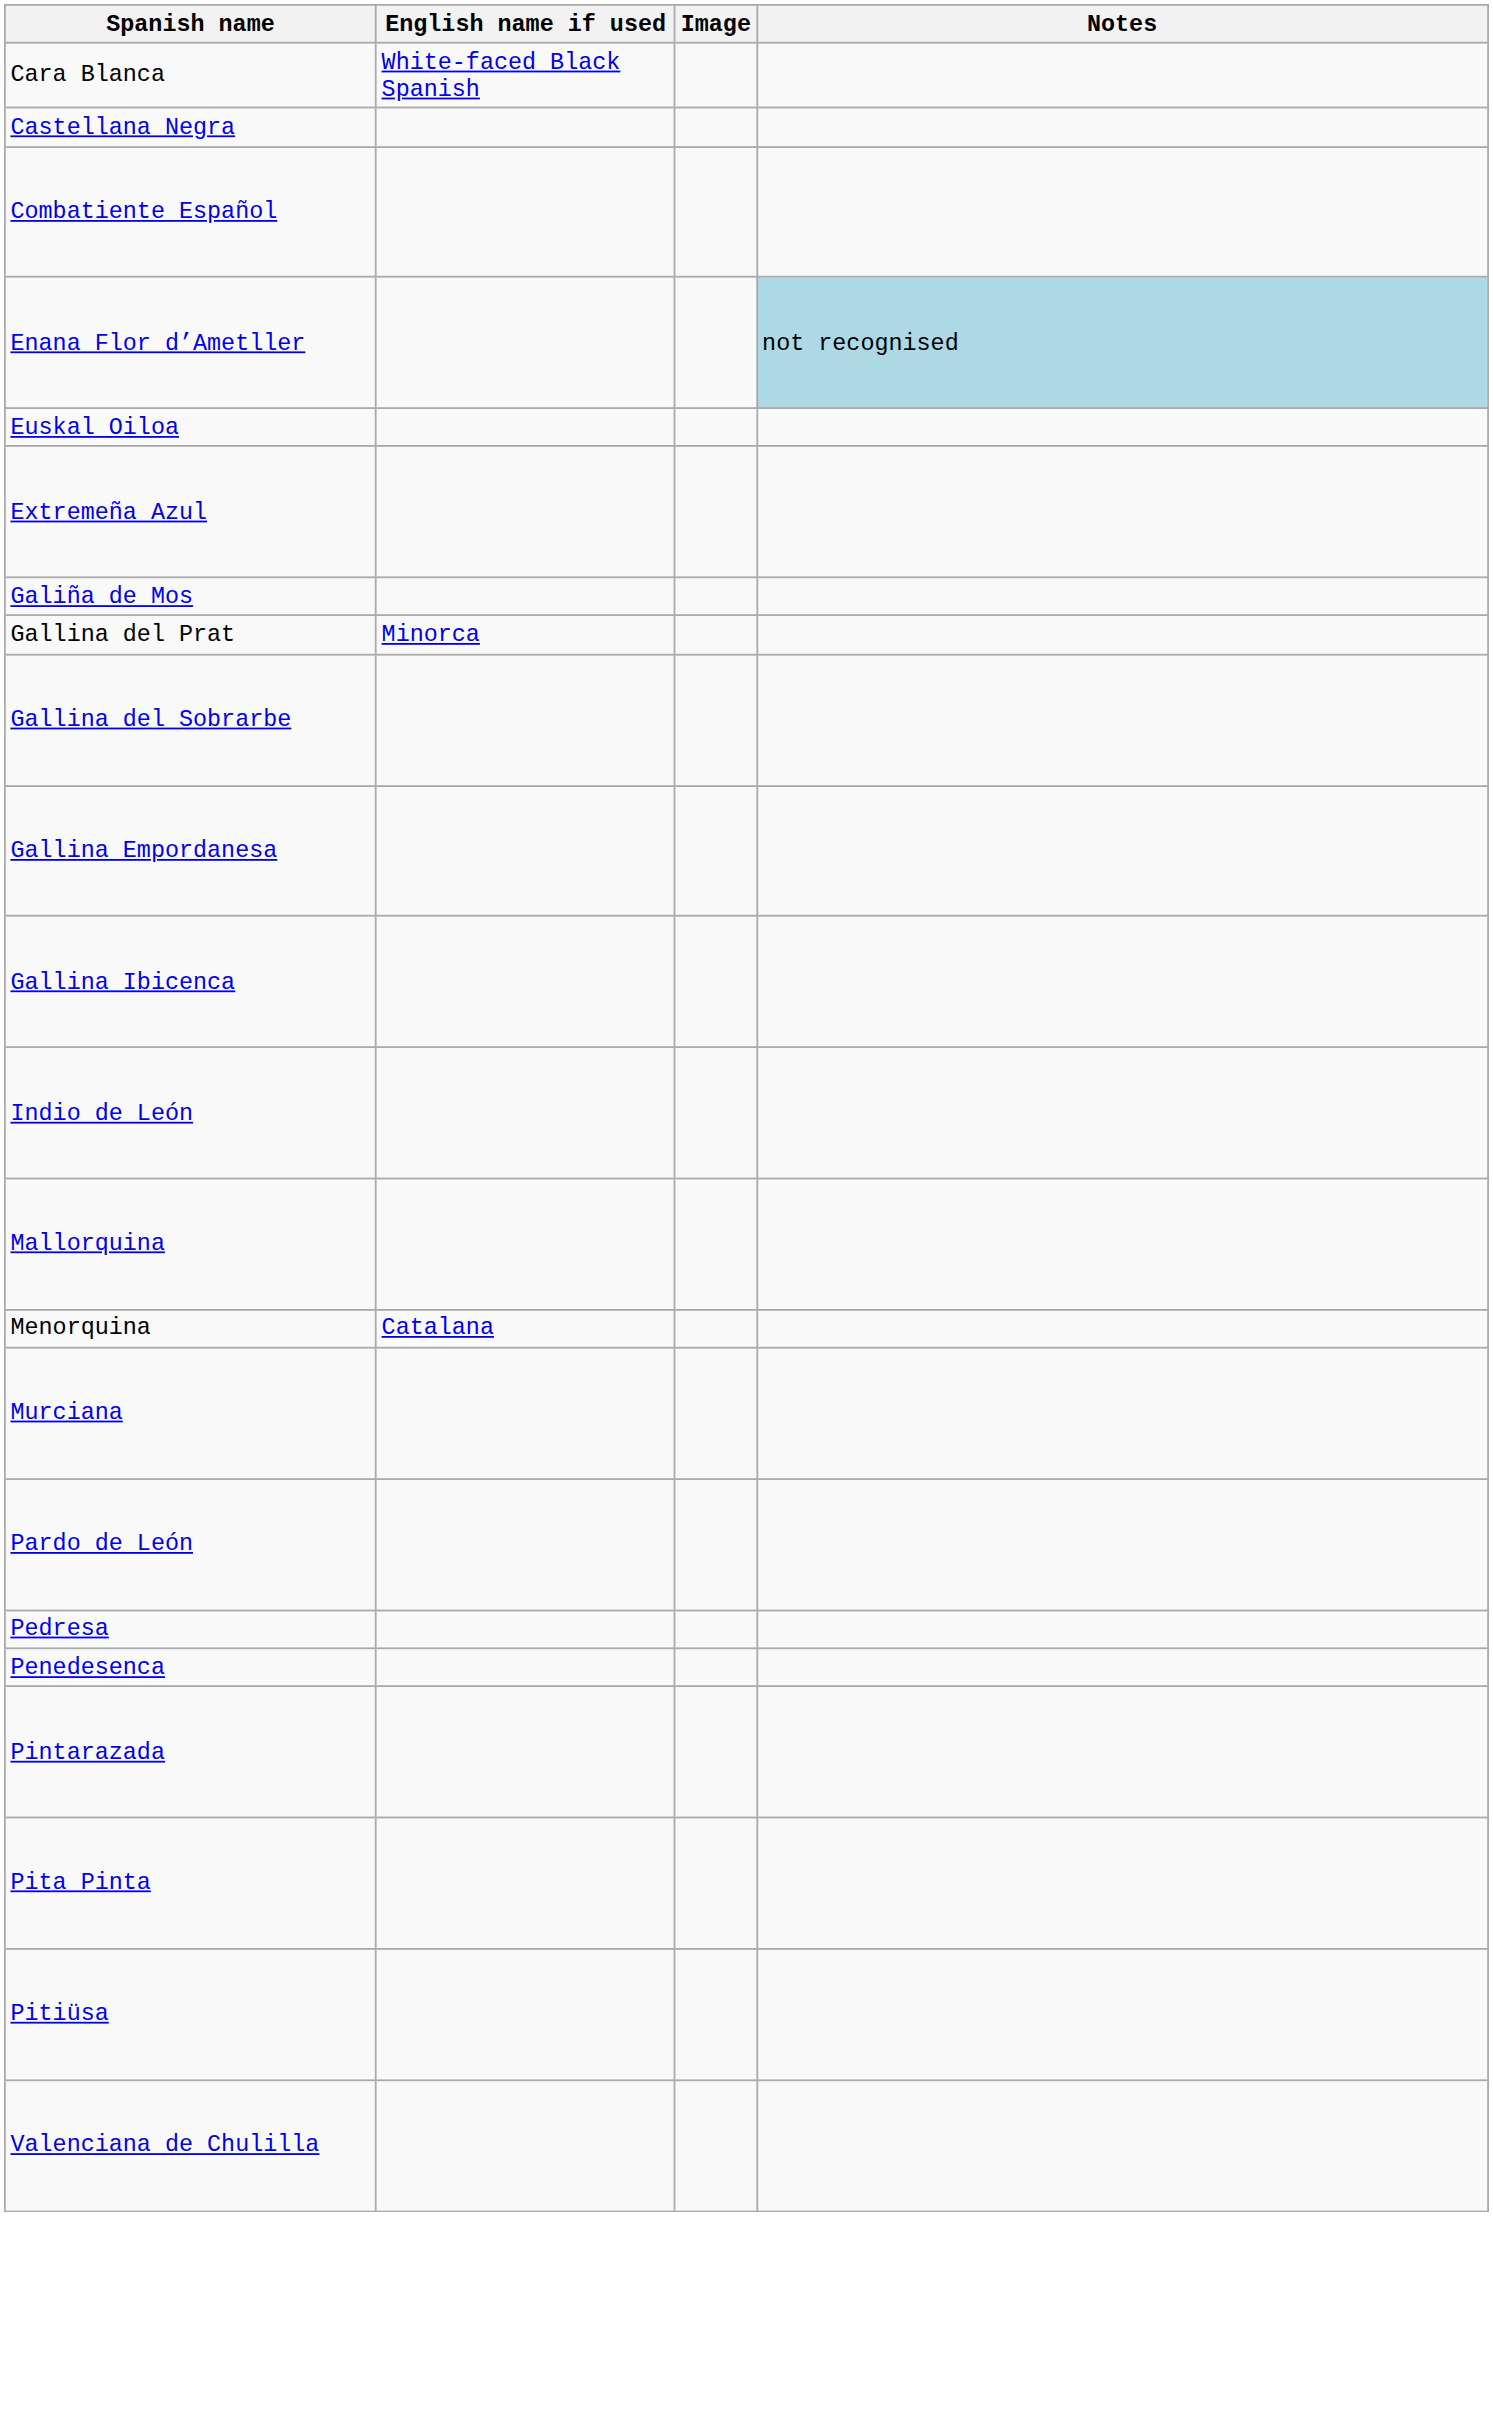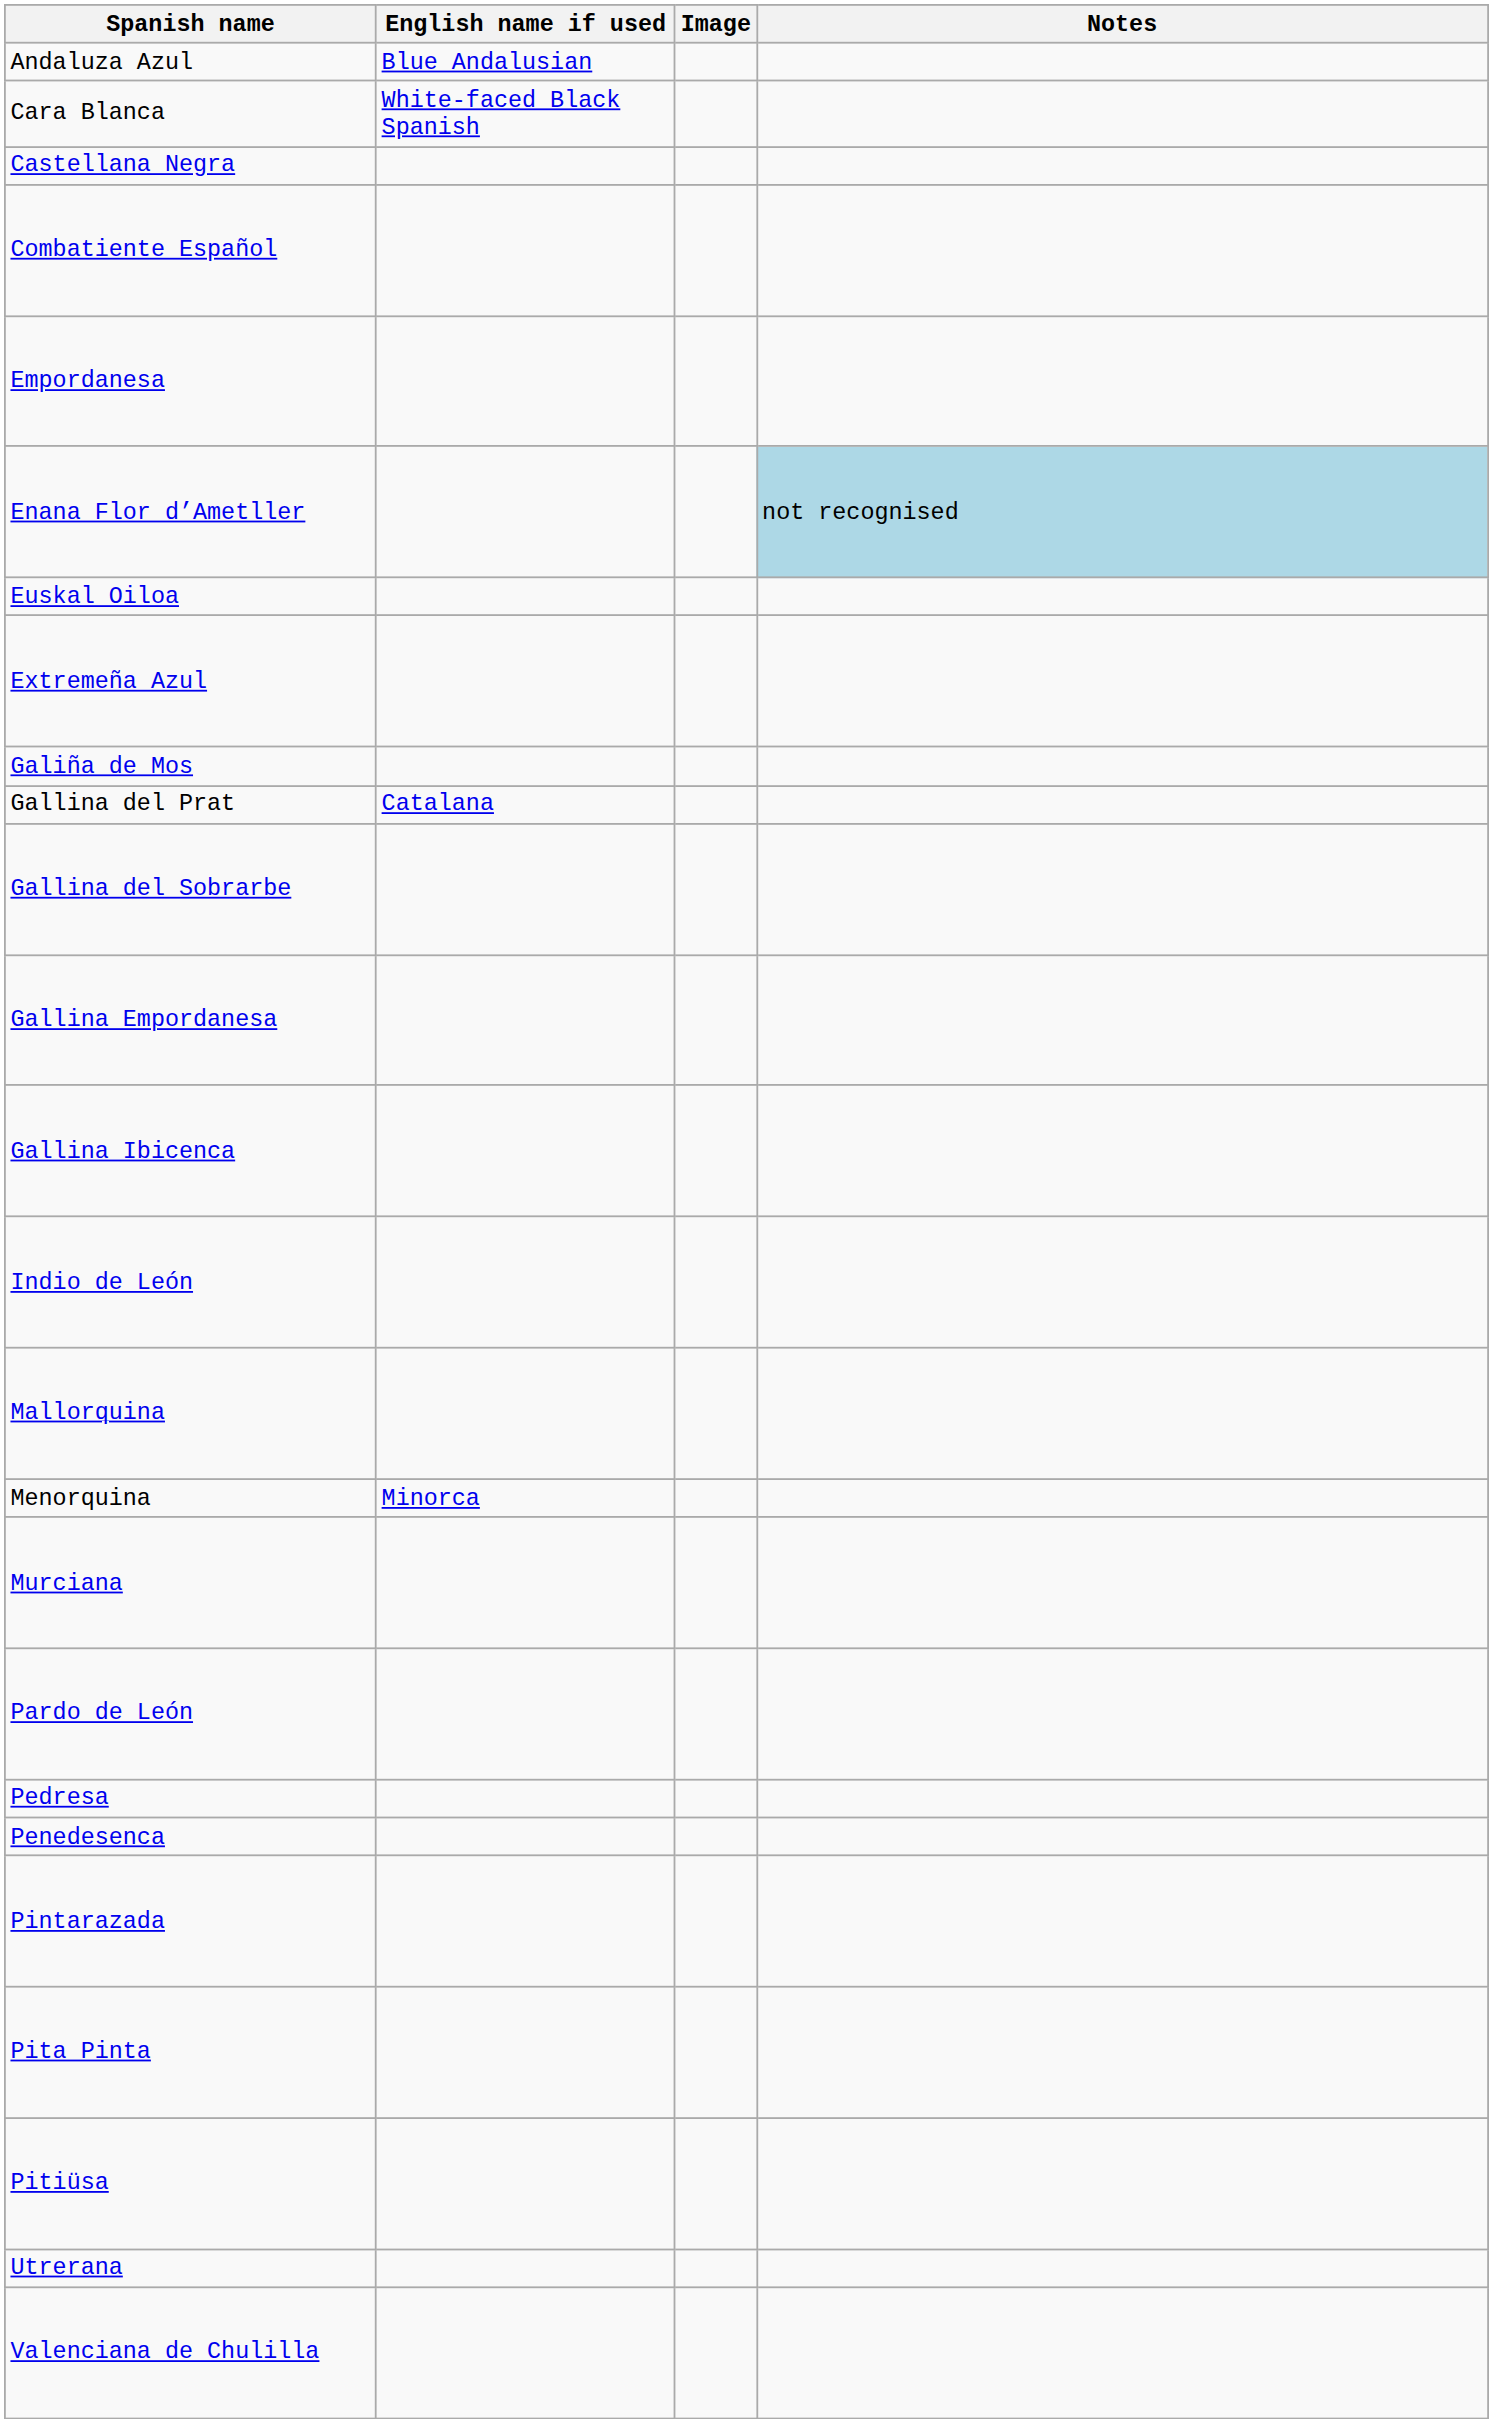+ row: (102, 62)
+ row: (88, 381)
(431, 635) Minorca -> (438, 804) Catalana
(438, 1329) Catalana -> (431, 1498) Minorca
+ row: (67, 2268)
